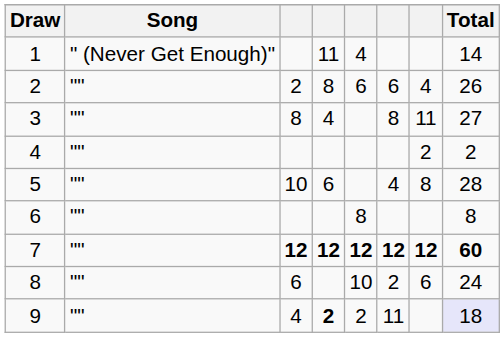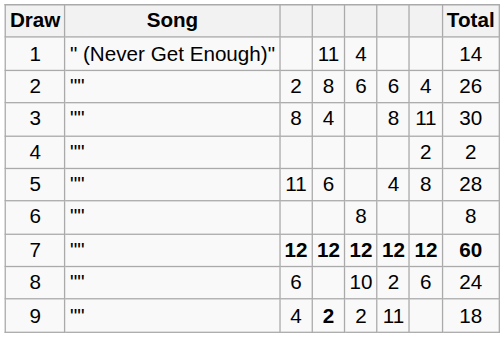(471, 119) 27 -> (471, 119) 30
(296, 184) 10 -> (296, 184) 11
(471, 315) lavender background -> (471, 315) no background
